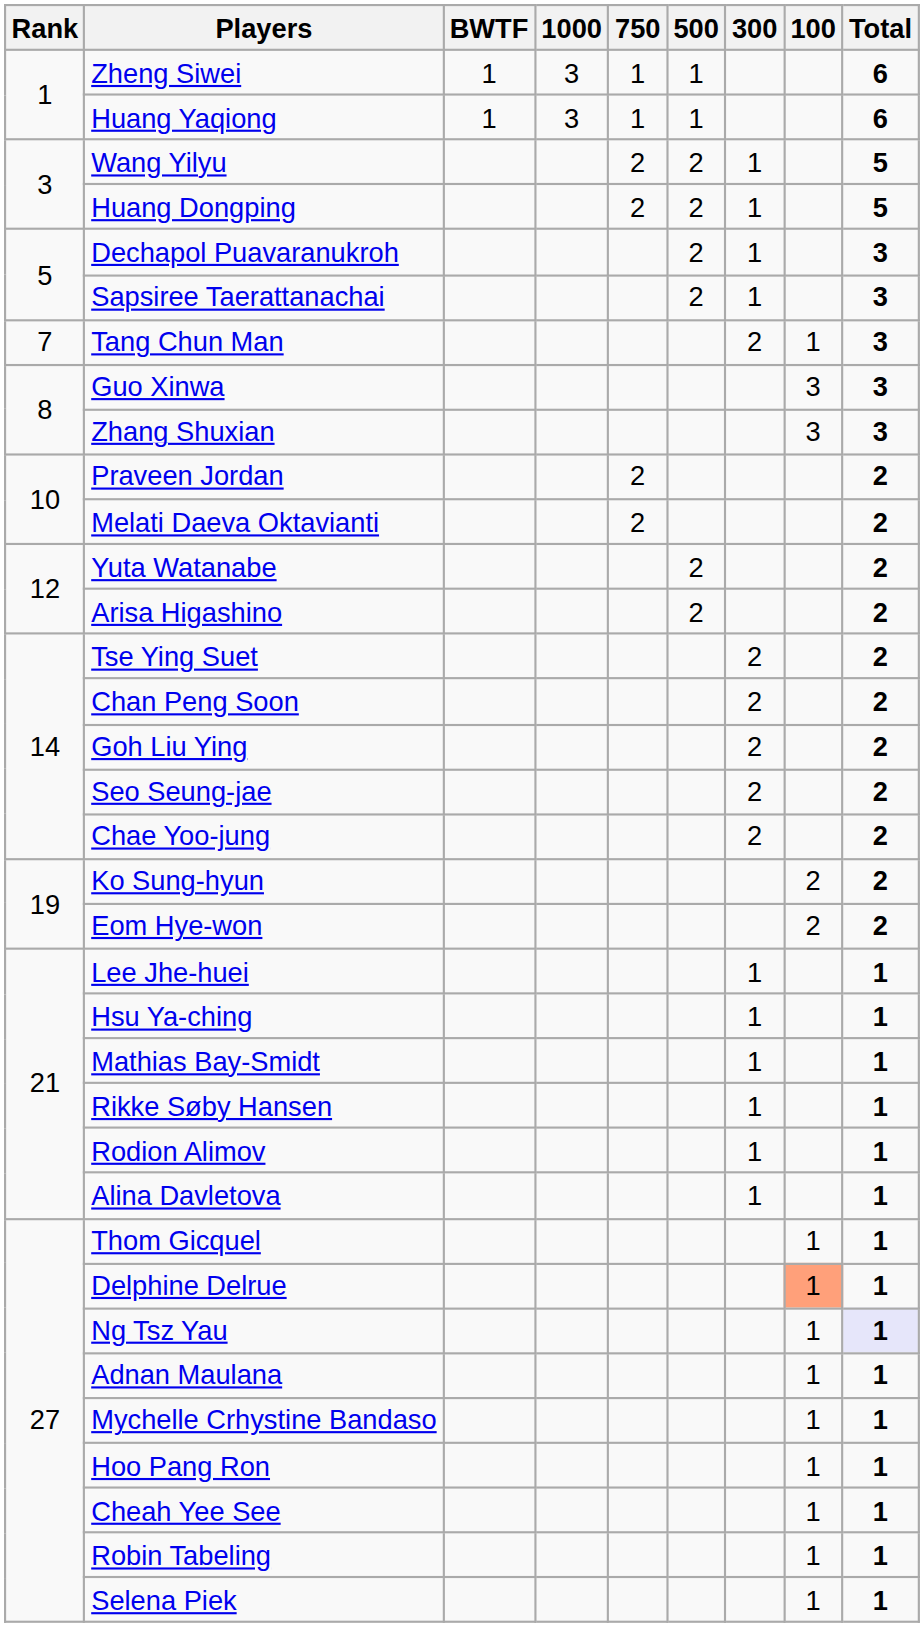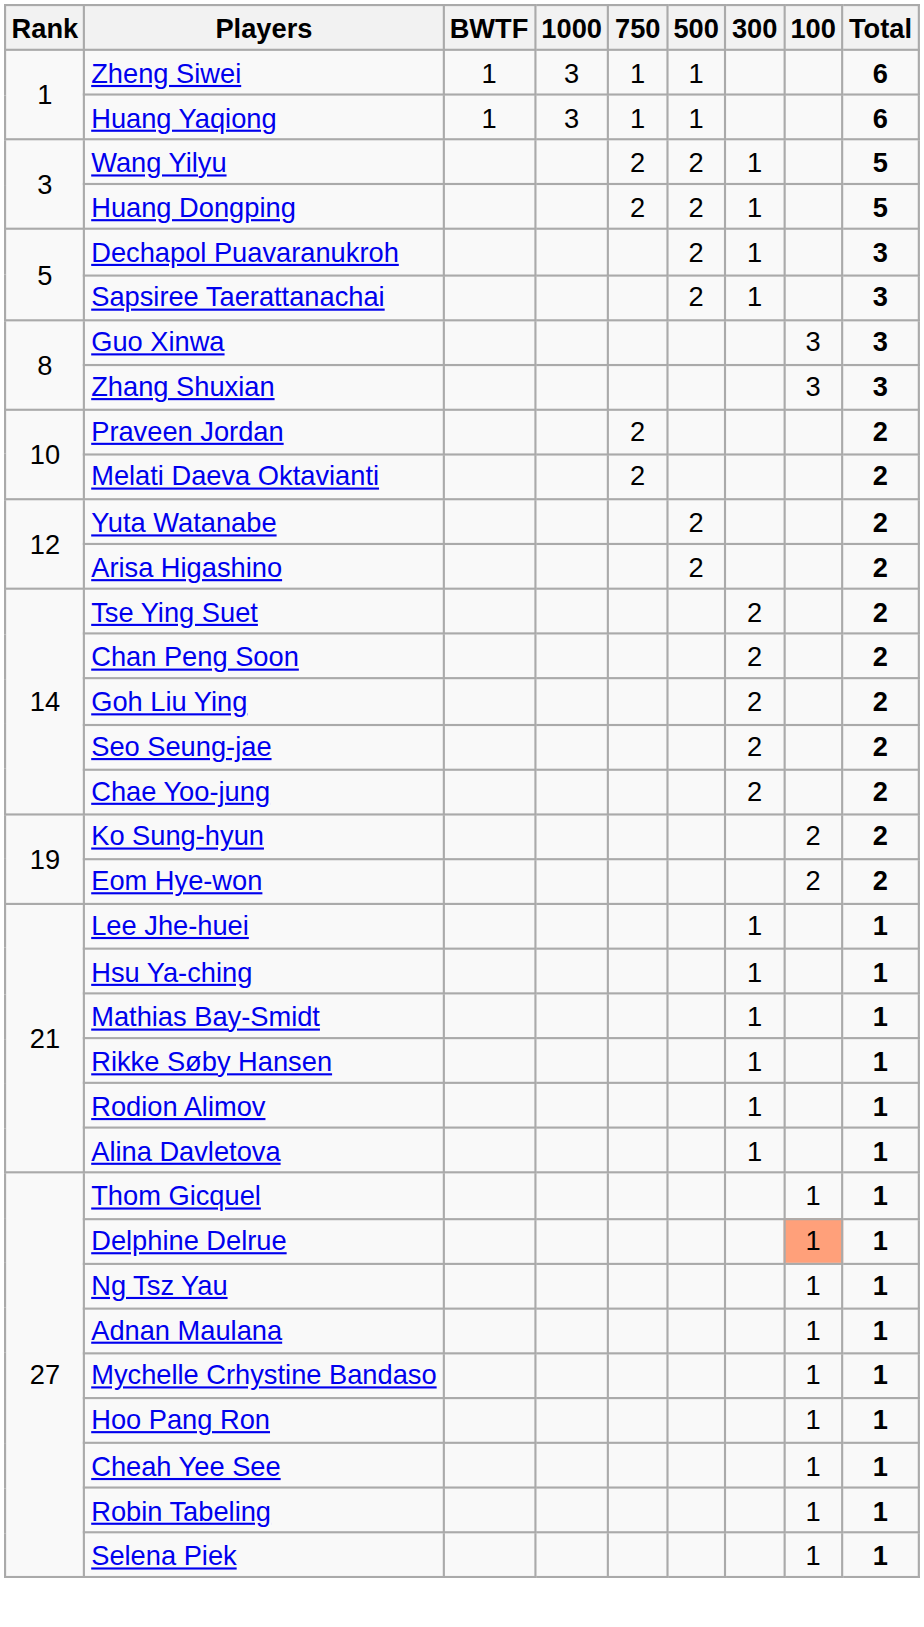- row: (187, 342)
(880, 1330) lavender background -> (880, 1285) no background
